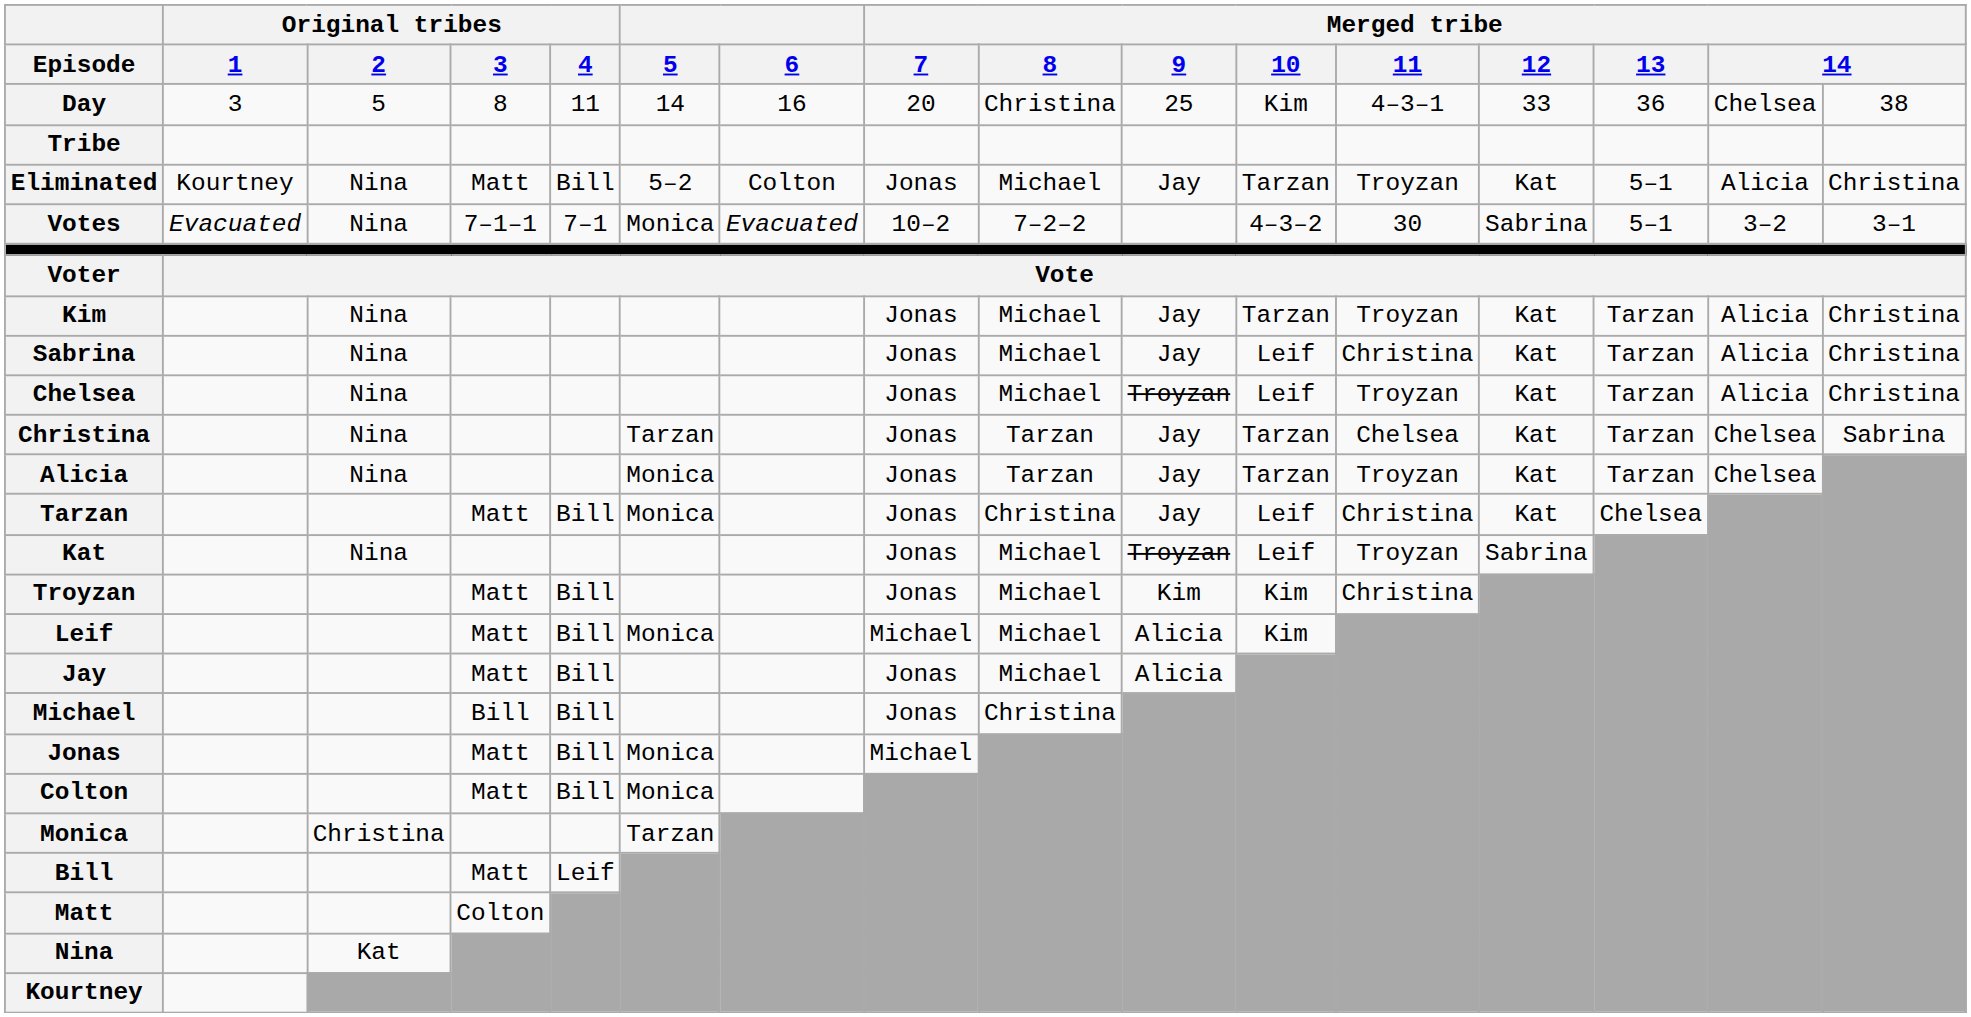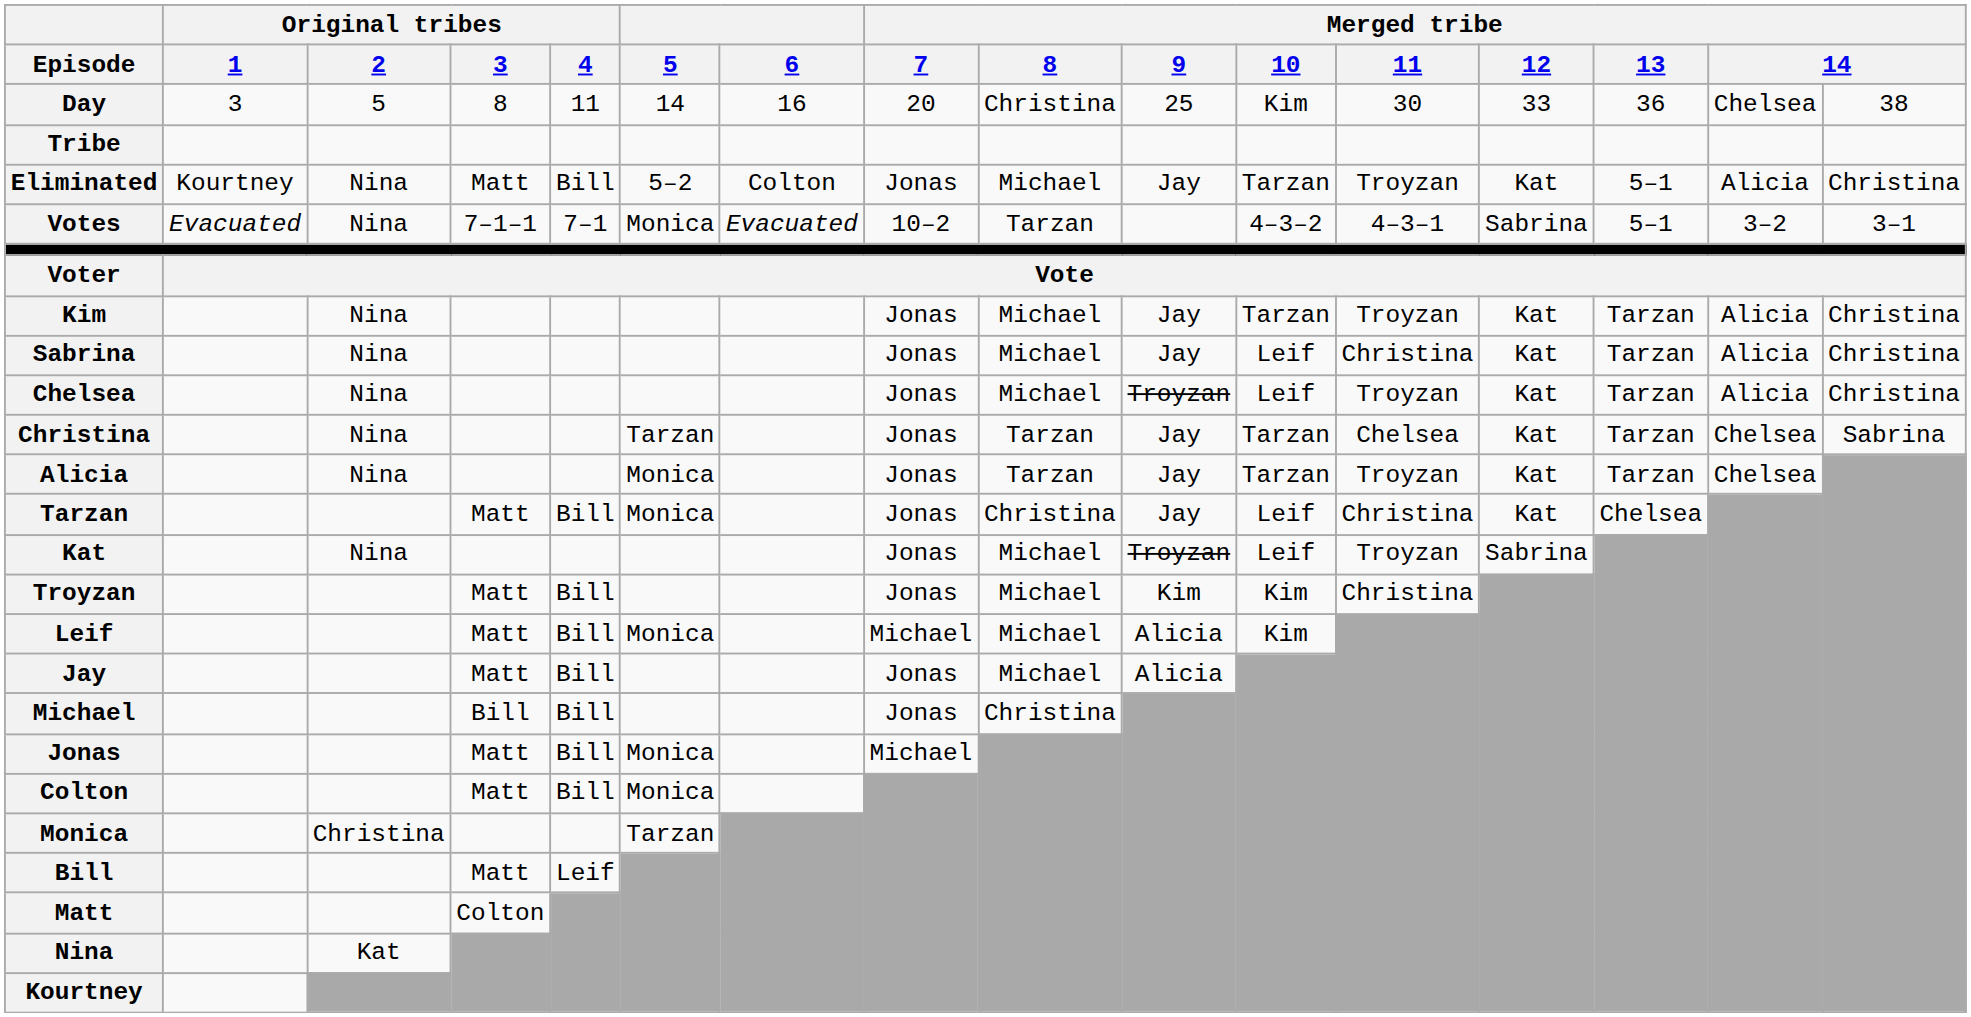(1407, 105) 4–3–1 -> (1407, 105) 30
(1050, 224) 7–2–2 -> (1050, 224) Tarzan
(1407, 224) 30 -> (1407, 224) 4–3–1
